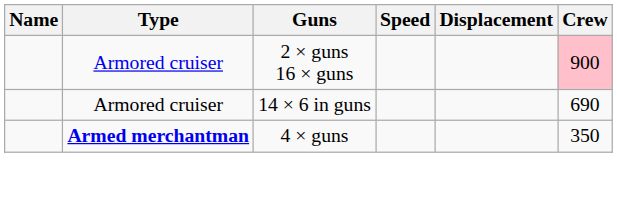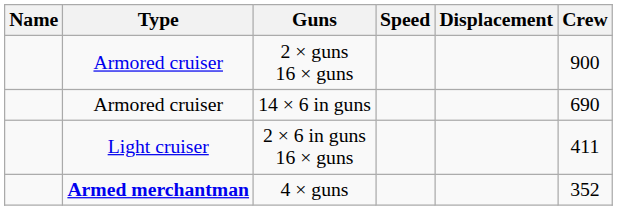(585, 62) pink background -> (585, 62) no background
+ row: (315, 146)
(585, 135) 350 -> (585, 189) 352
